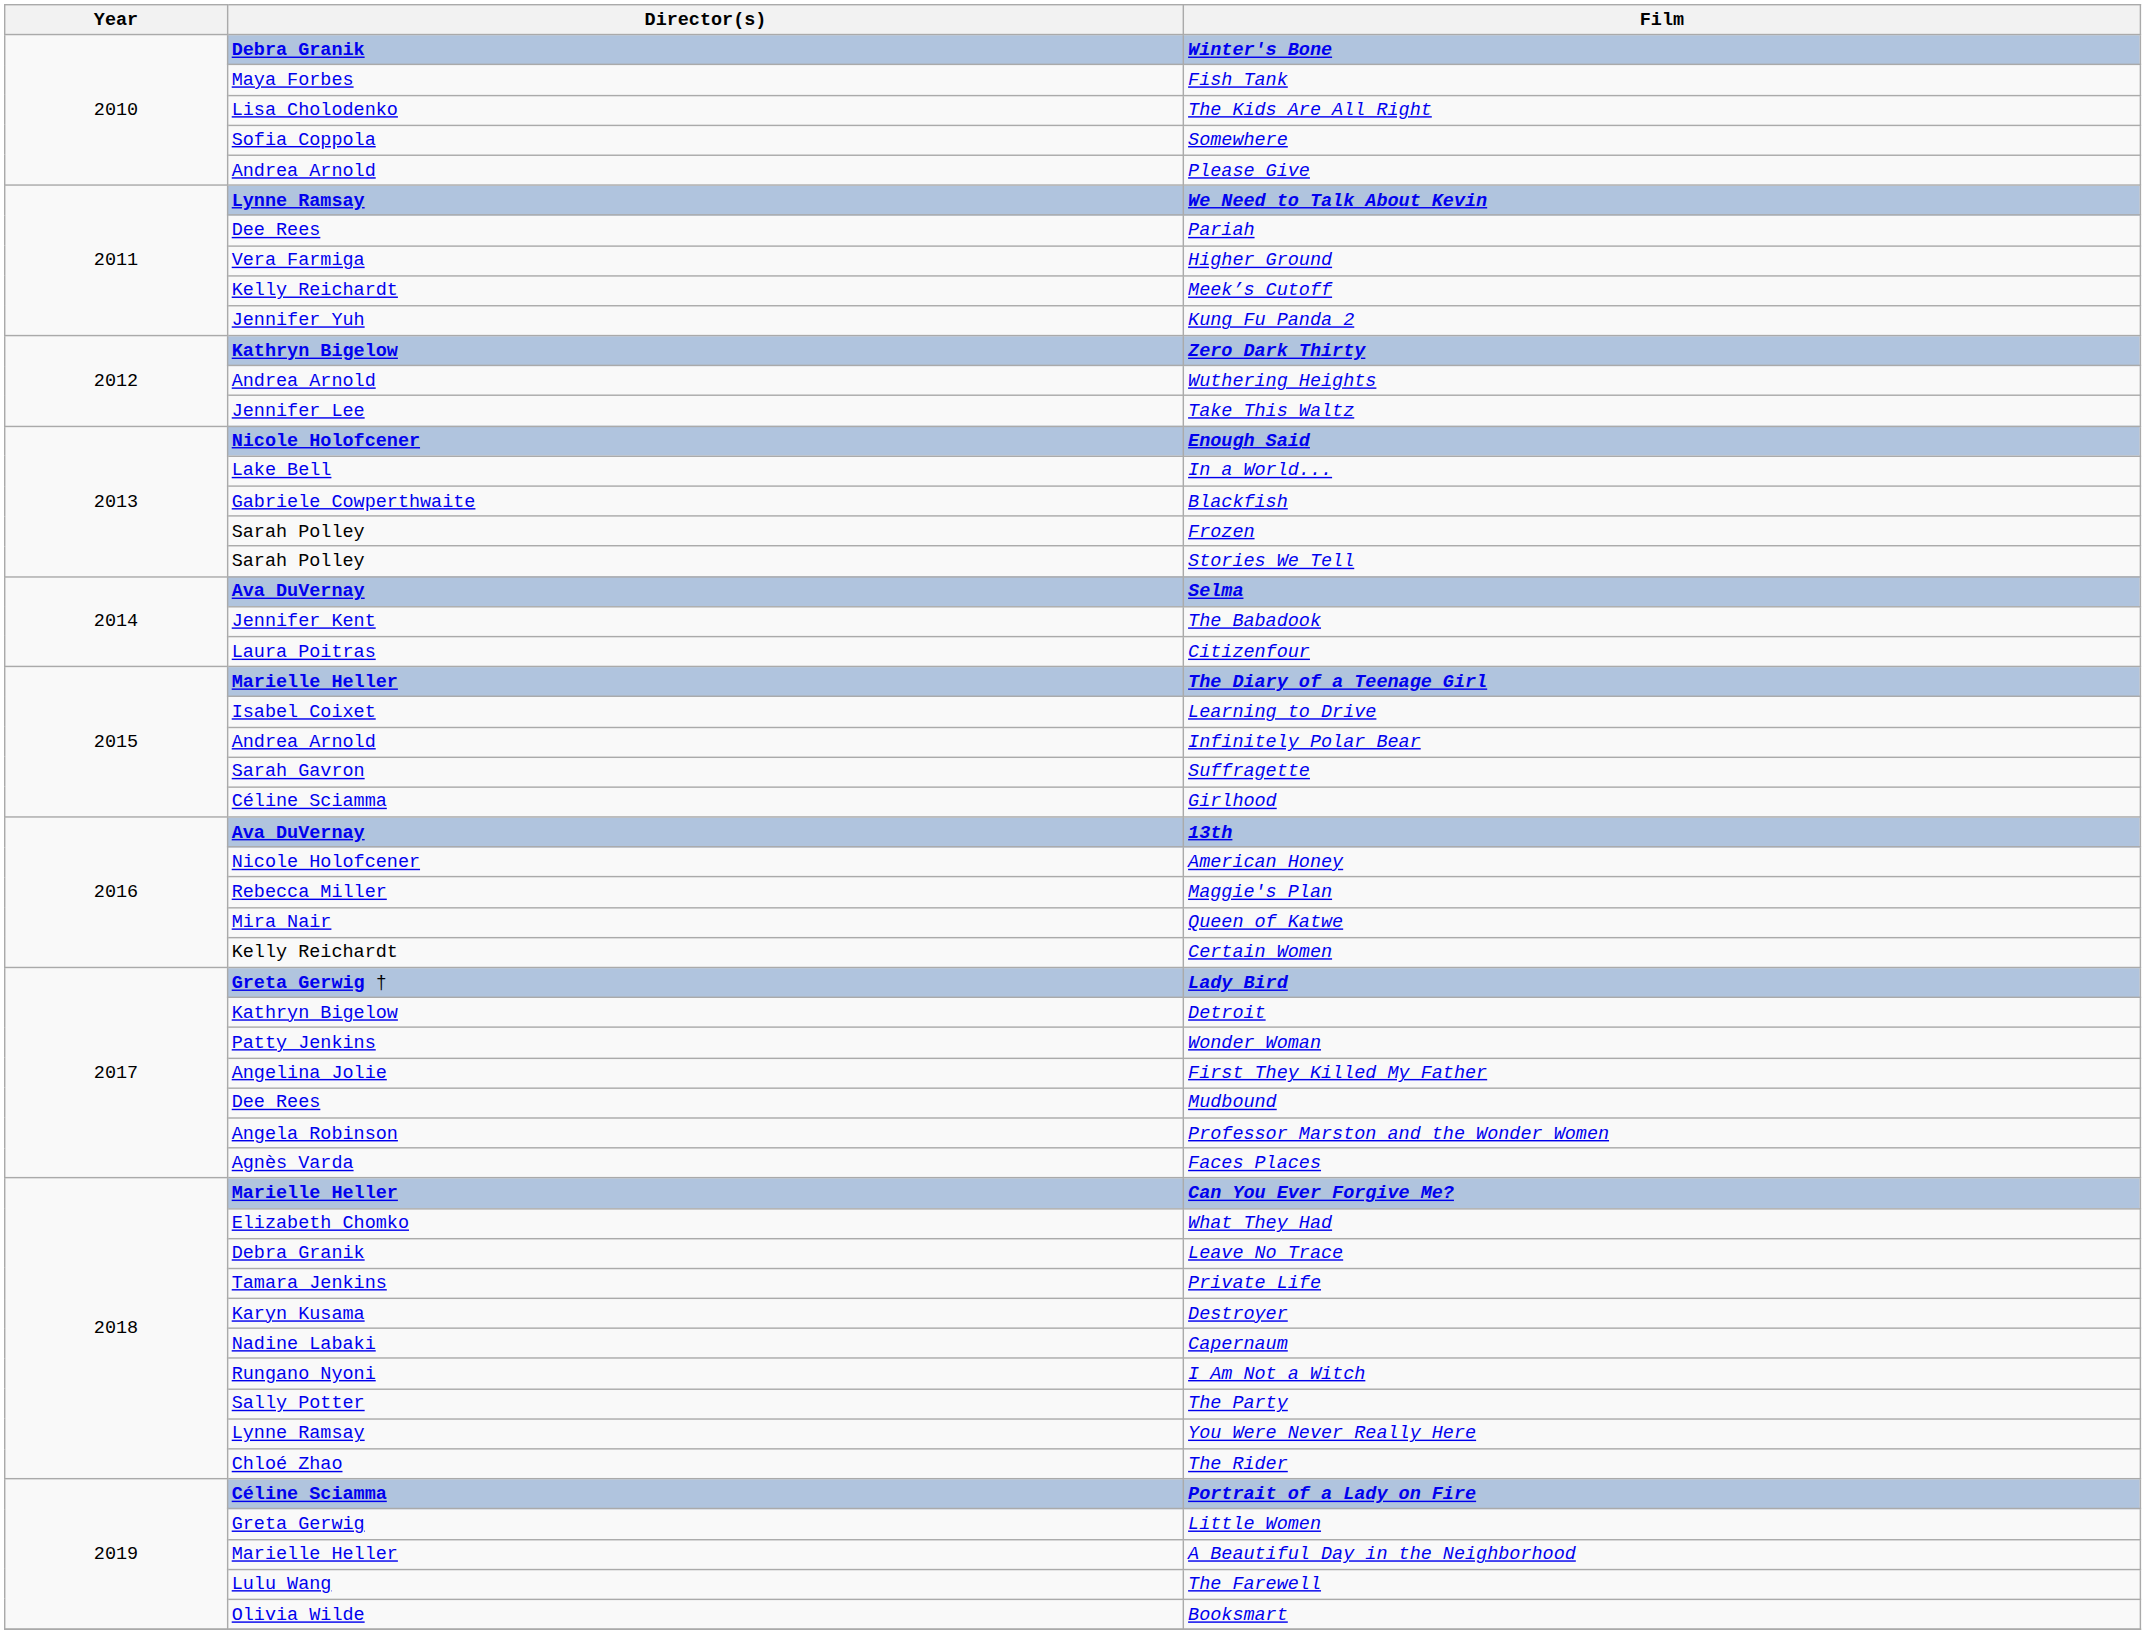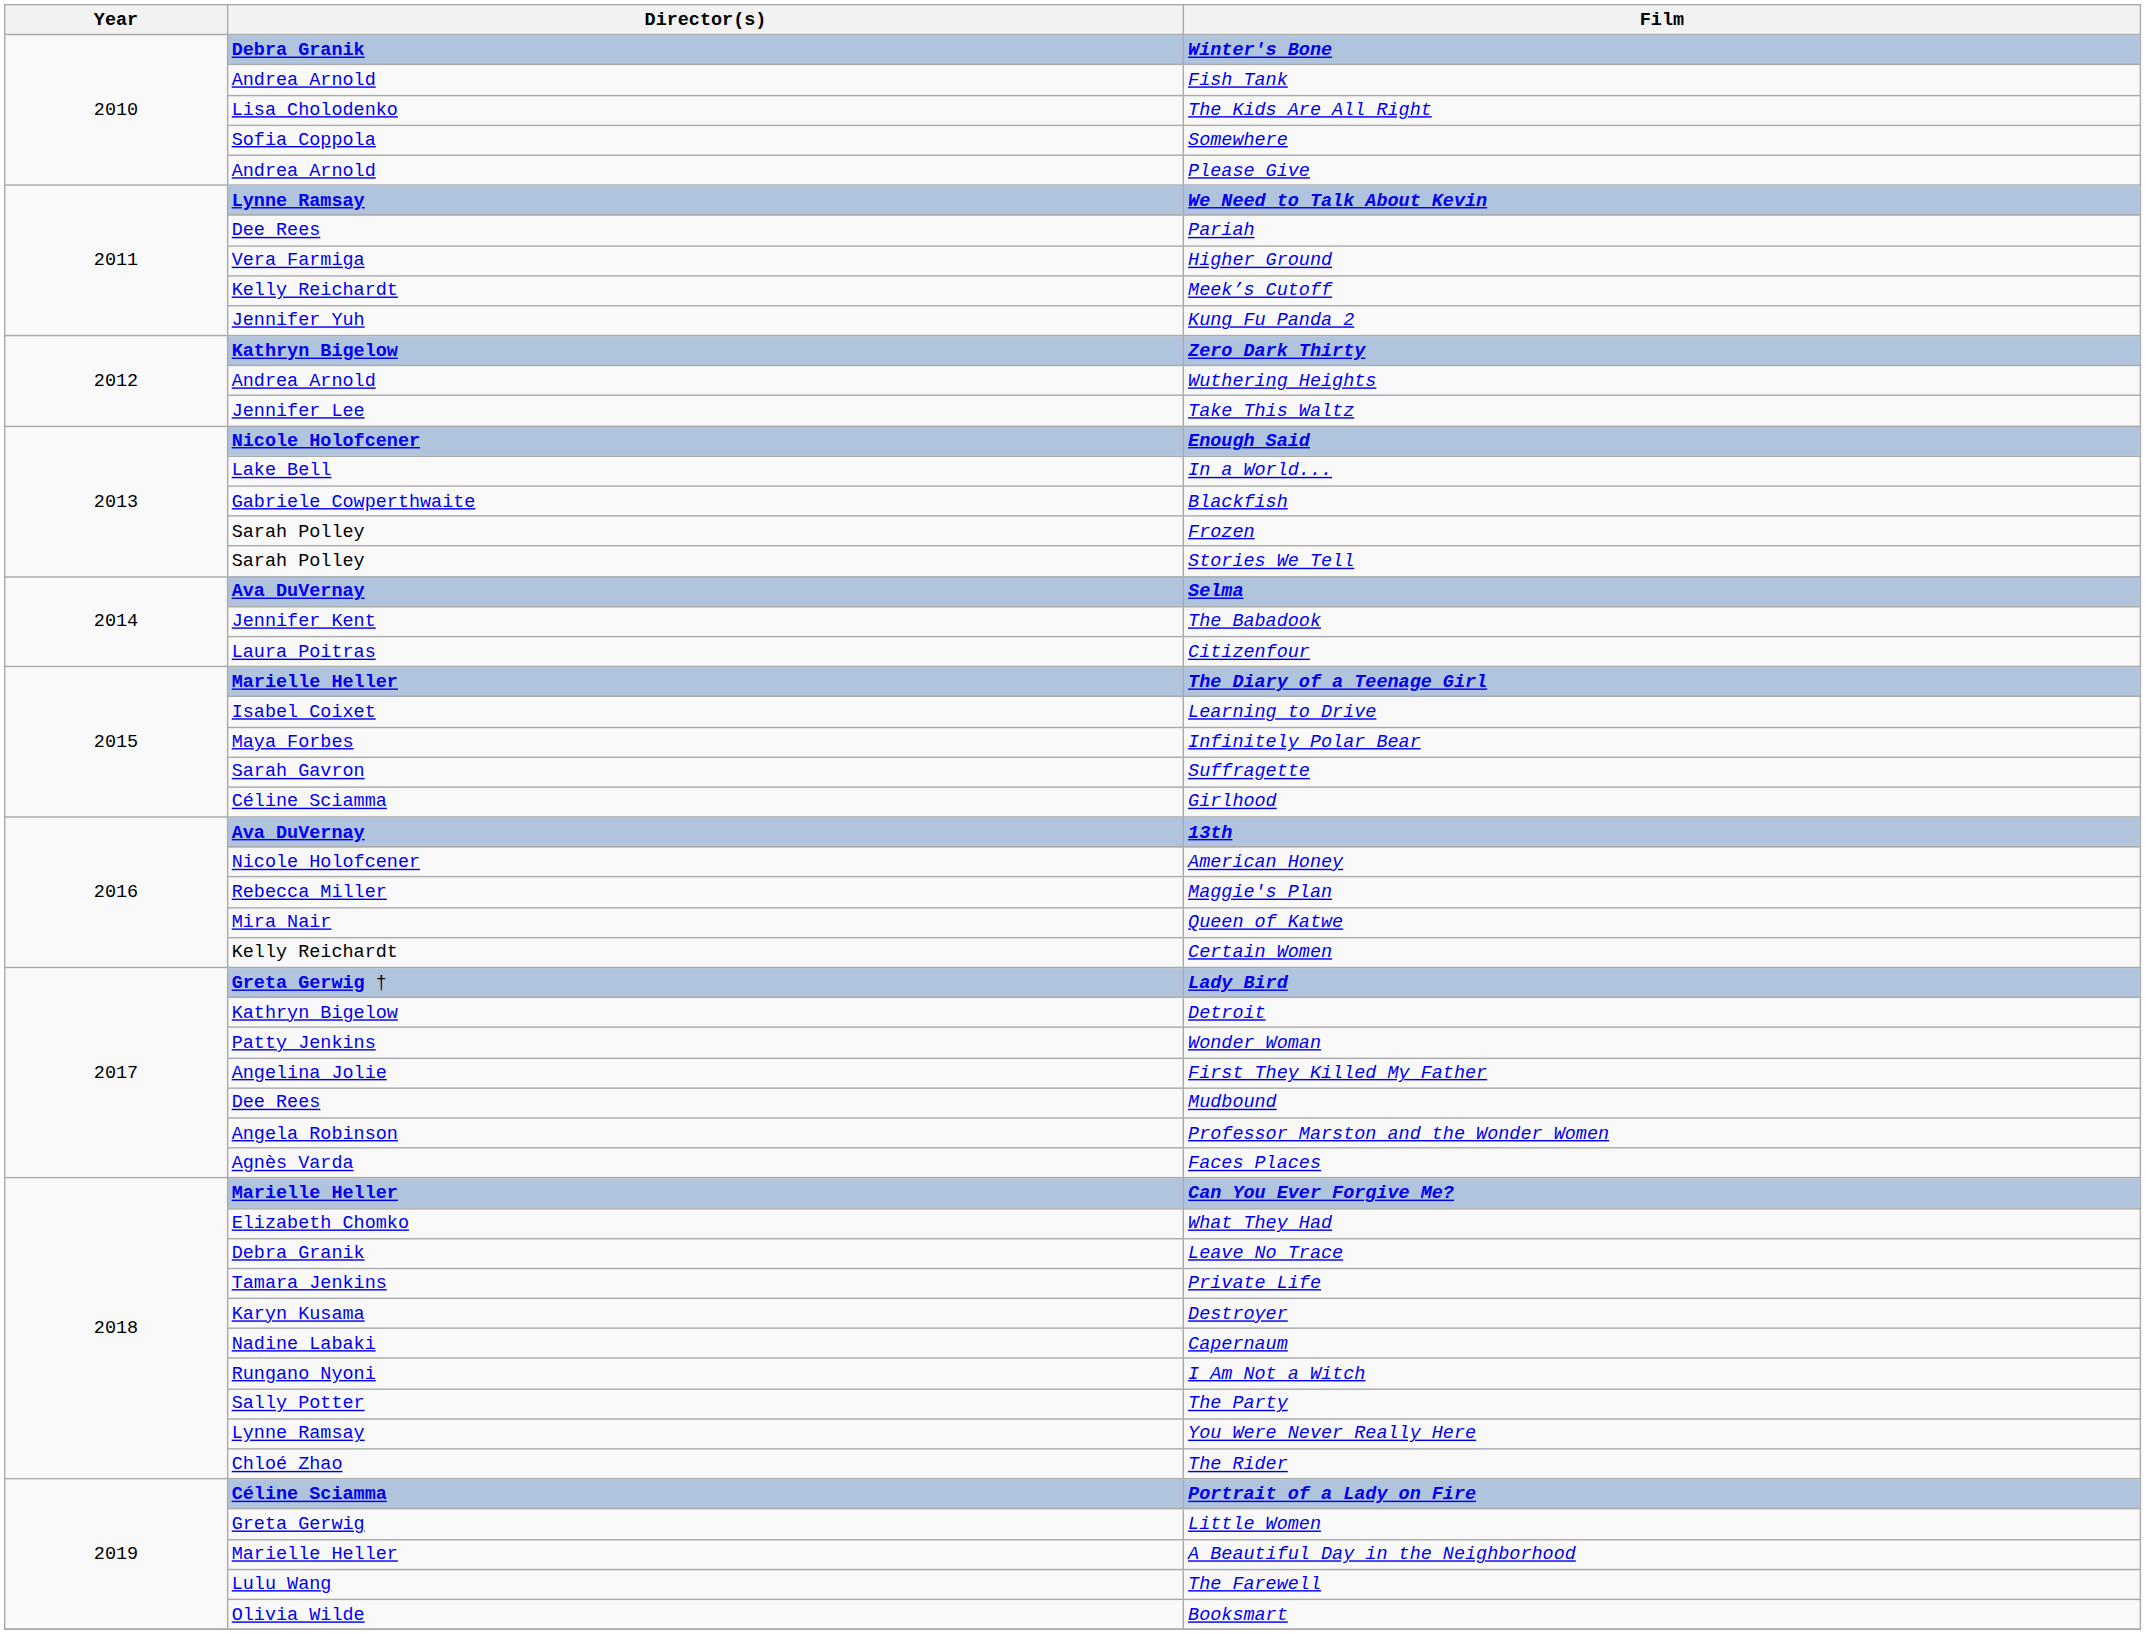(293, 80) Maya Forbes -> (304, 80) Andrea Arnold
(304, 742) Andrea Arnold -> (293, 742) Maya Forbes
